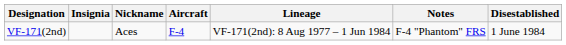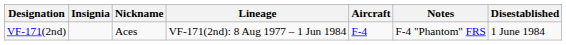columns swapped: (188, 13) <-> (302, 13)
